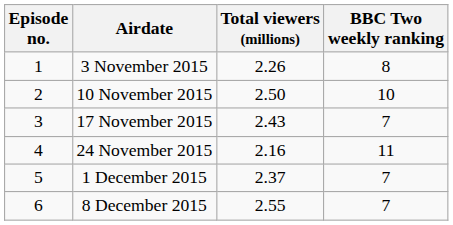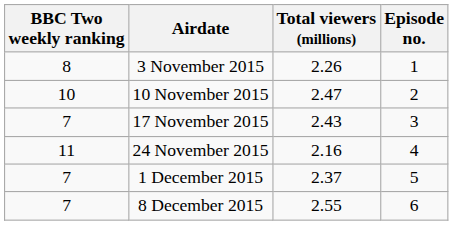columns swapped: (38, 28) <-> (386, 28)
(270, 94) 2.50 -> (326, 94) 2.47
